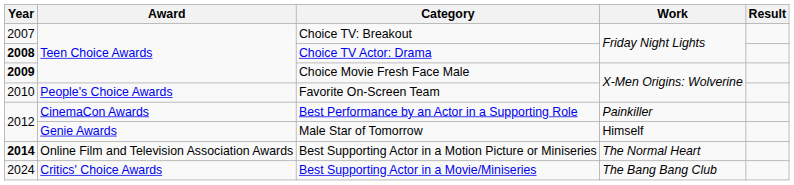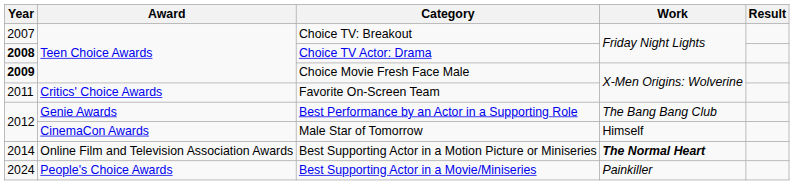(21, 92) 2010 -> (20, 92) 2011
(106, 92) People's Choice Awards -> (101, 92) Critics' Choice Awards
(95, 111) CinemaCon Awards -> (79, 111) Genie Awards
(627, 111) Painkiller -> (660, 111) The Bang Bang Club
(79, 131) Genie Awards -> (95, 131) CinemaCon Awards
(21, 151) bold -> (21, 151) normal
(651, 151) normal -> (654, 151) bold
(101, 170) Critics' Choice Awards -> (106, 170) People's Choice Awards
(660, 170) The Bang Bang Club -> (627, 170) Painkiller
